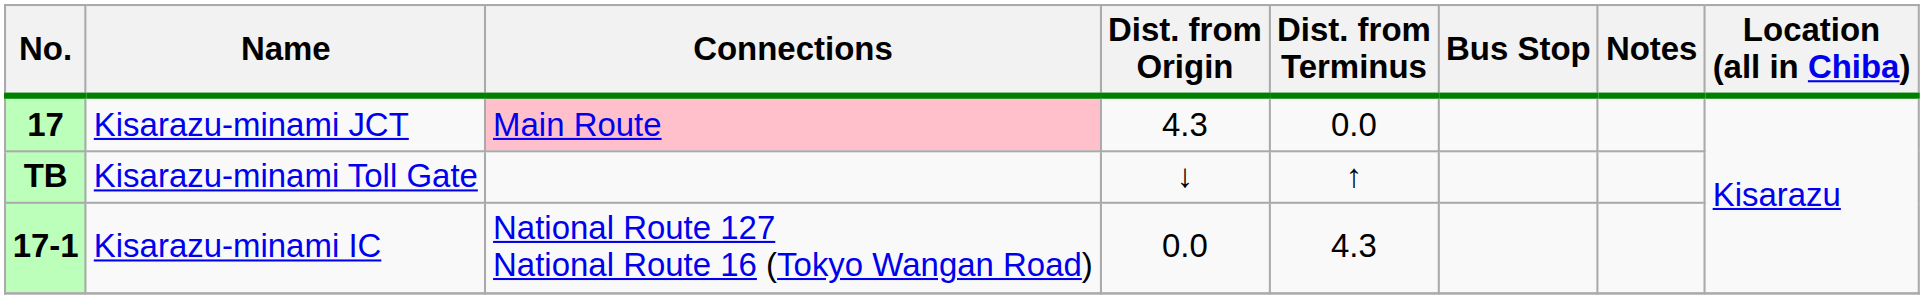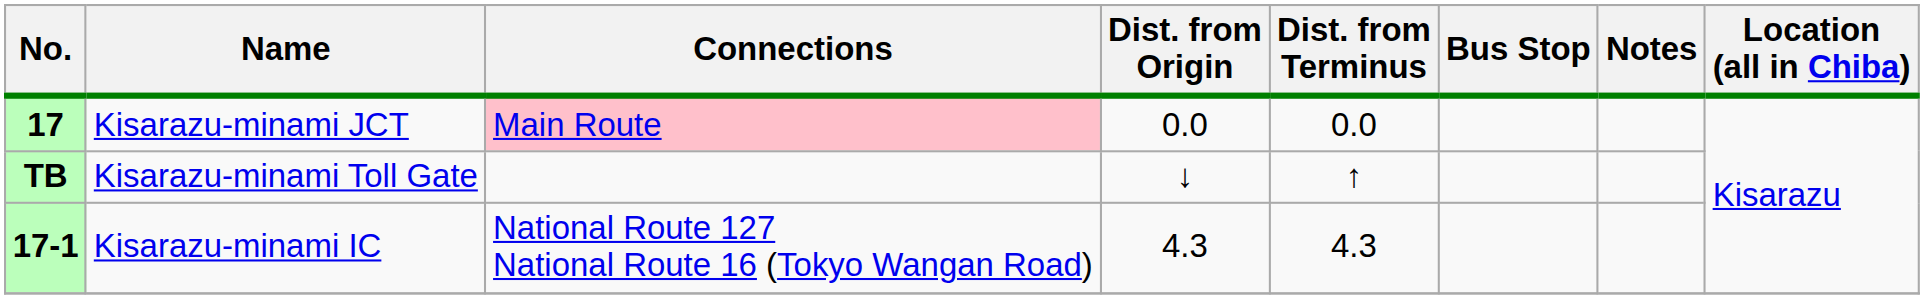(1185, 124) 4.3 -> (1185, 124) 0.0
(1185, 247) 0.0 -> (1185, 247) 4.3
